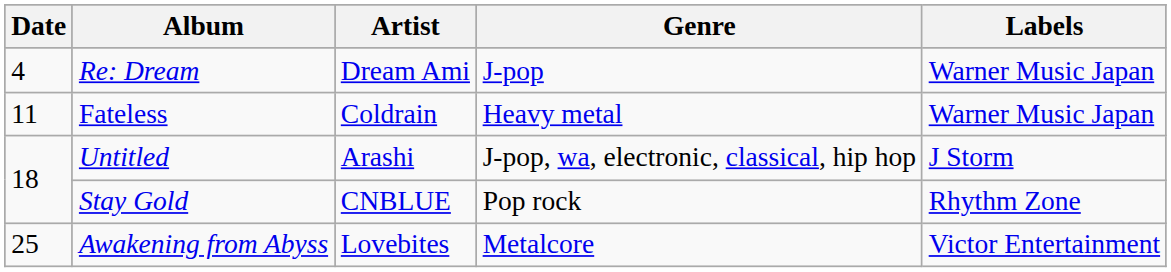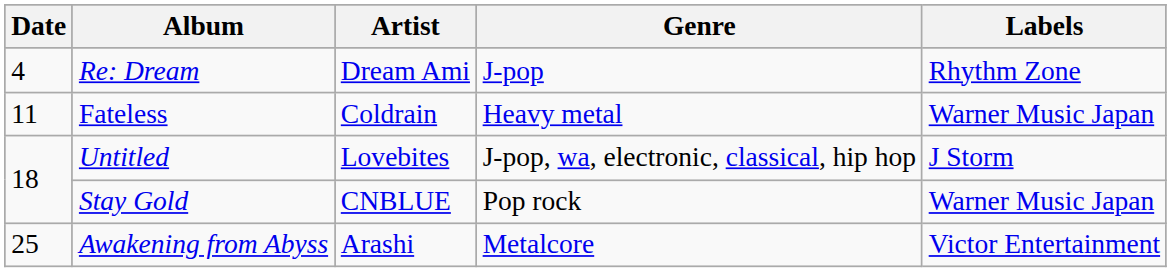(1041, 69) Warner Music Japan -> (1005, 69) Rhythm Zone
(377, 157) Arashi -> (395, 157) Lovebites
(1005, 200) Rhythm Zone -> (1041, 200) Warner Music Japan
(395, 244) Lovebites -> (377, 244) Arashi
